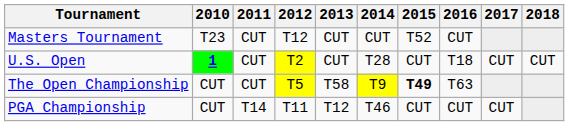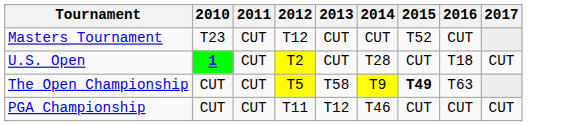- column: (543, 16)
(254, 109) T14 -> (254, 109) CUT
